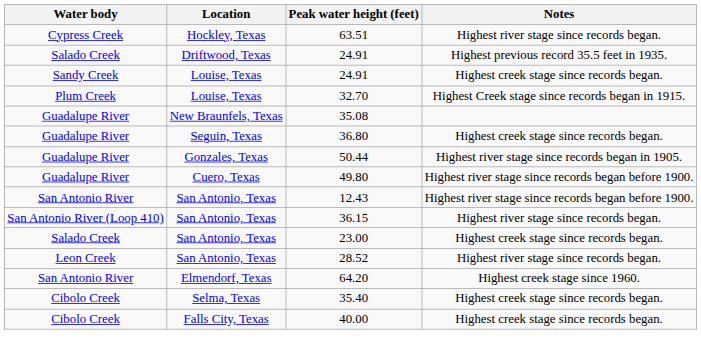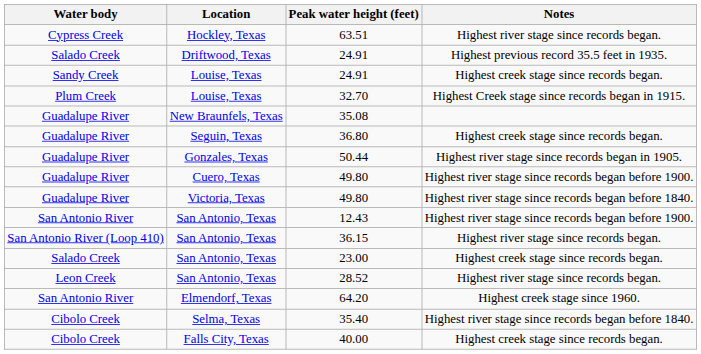+ row: (226, 197)
(559, 298) Highest creek stage since records began. -> (559, 319) Highest river stage since records began before 1840.
